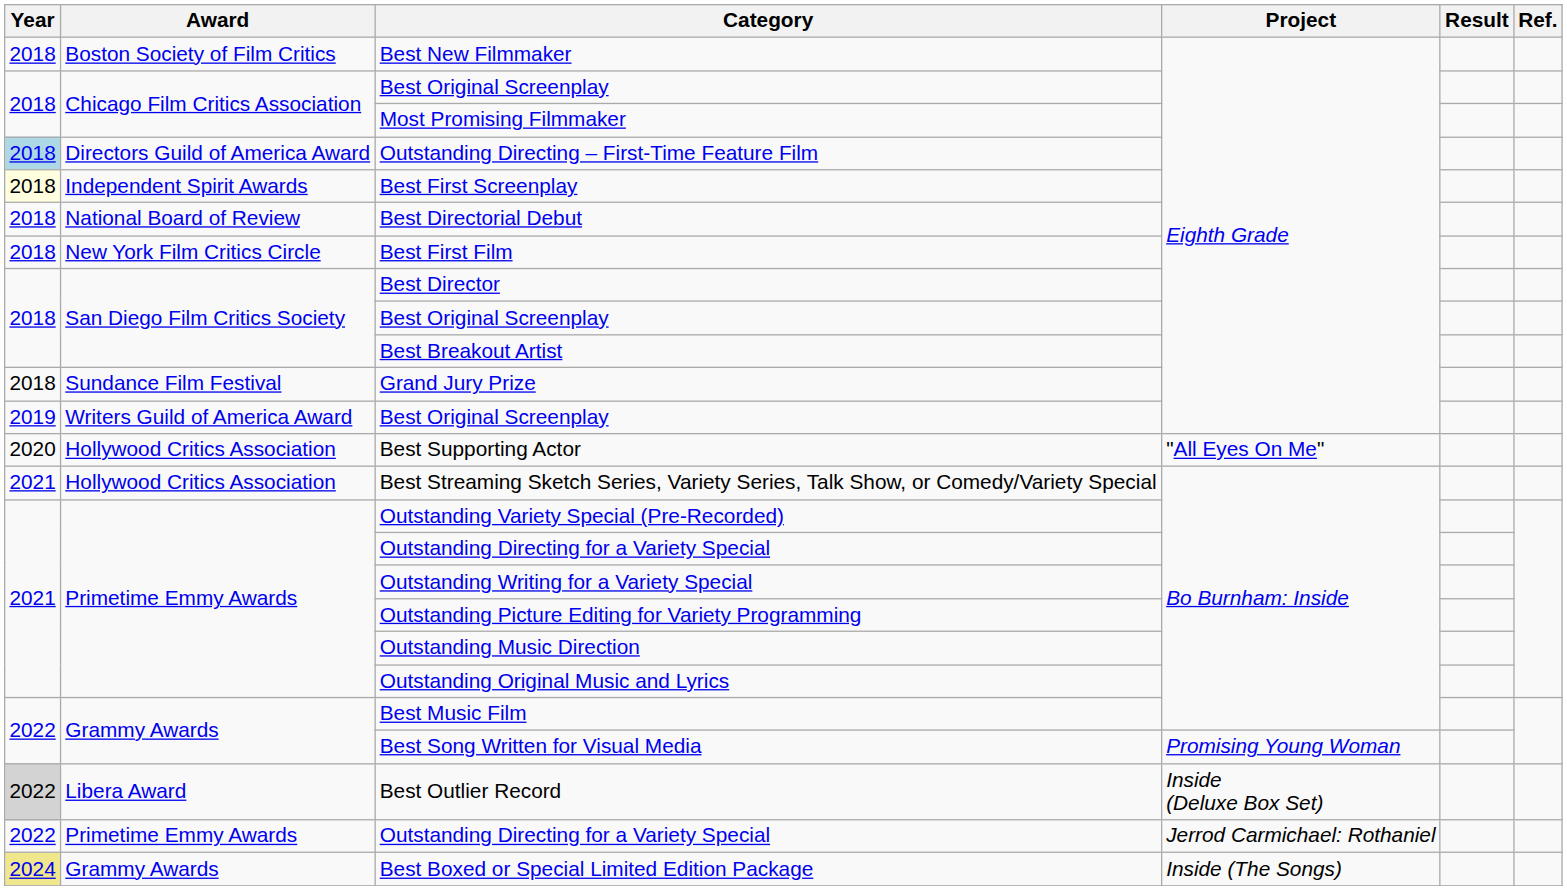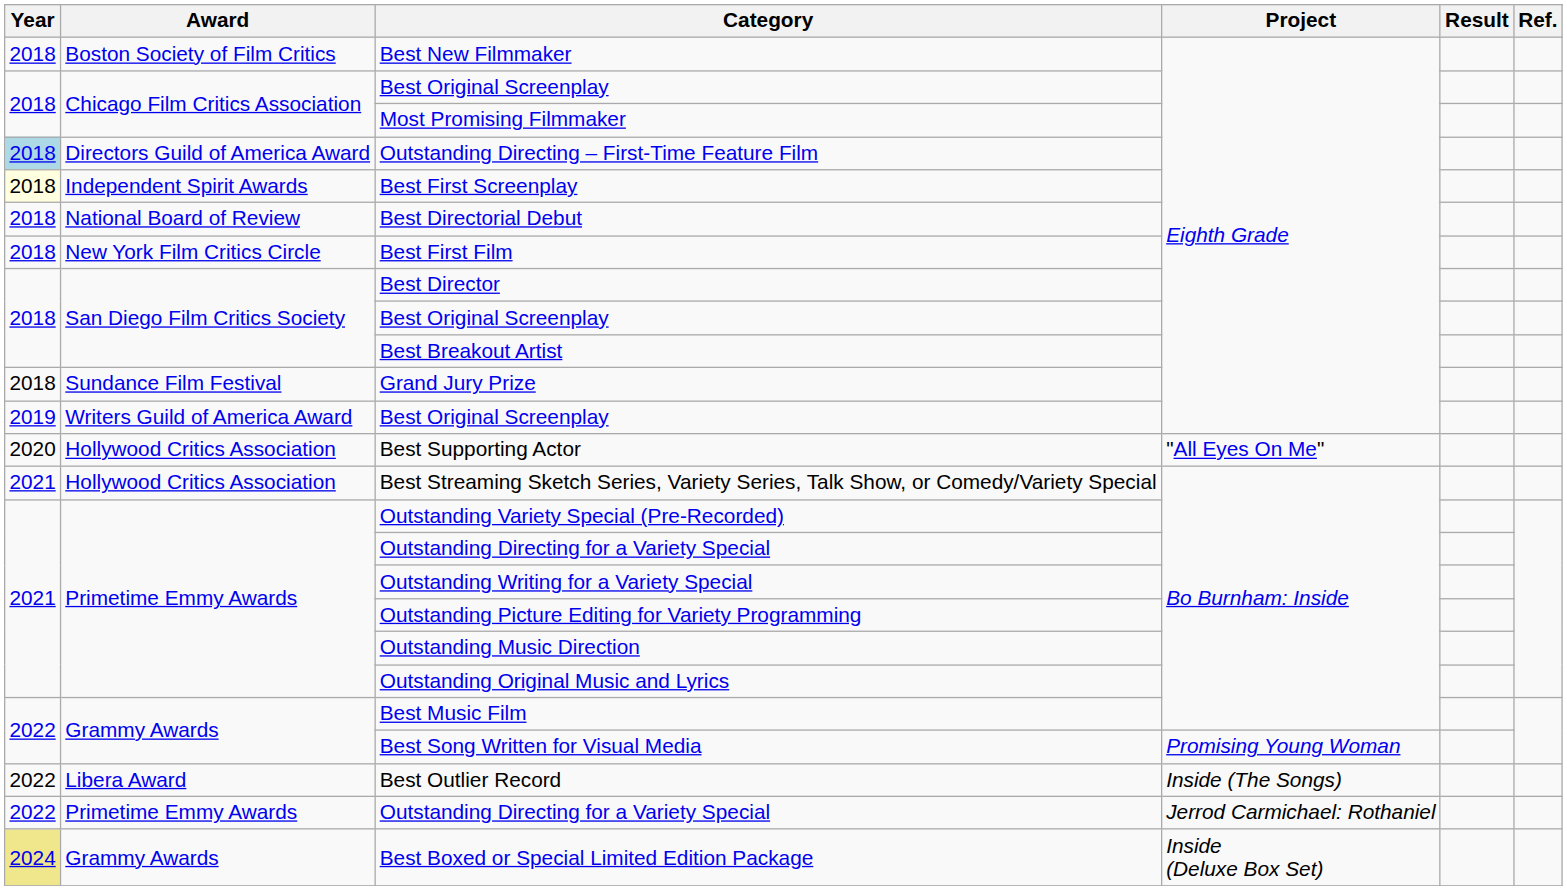(33, 791) lightgrey background -> (33, 779) no background
(1245, 791) Inside (Deluxe Box Set) -> (1254, 779) Inside (The Songs)
(1254, 869) Inside (The Songs) -> (1245, 857) Inside (Deluxe Box Set)
